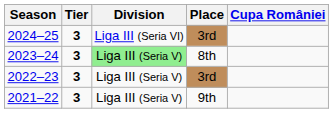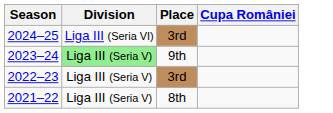- column: (77, 15)
(207, 57) 8th -> (177, 57) 9th
(207, 98) 9th -> (177, 98) 8th
